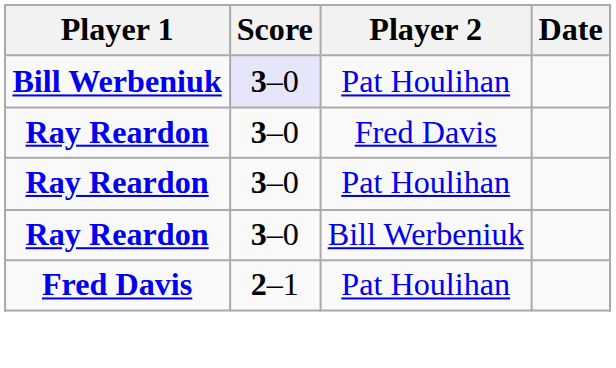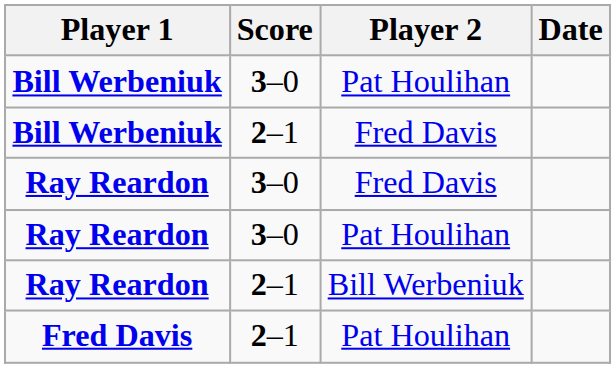(275, 81) lavender background -> (275, 81) no background
+ row: (117, 132)
(275, 234) 3–0 -> (275, 285) 2–1
